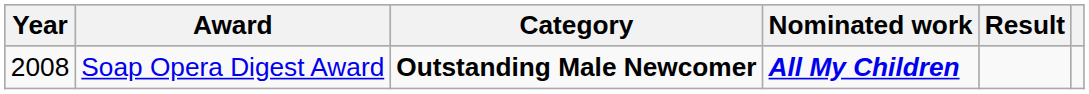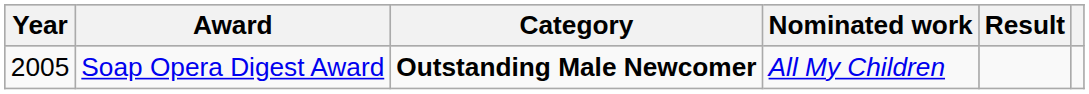(40, 66) 2008 -> (40, 66) 2005
(864, 66) bold -> (857, 66) normal
